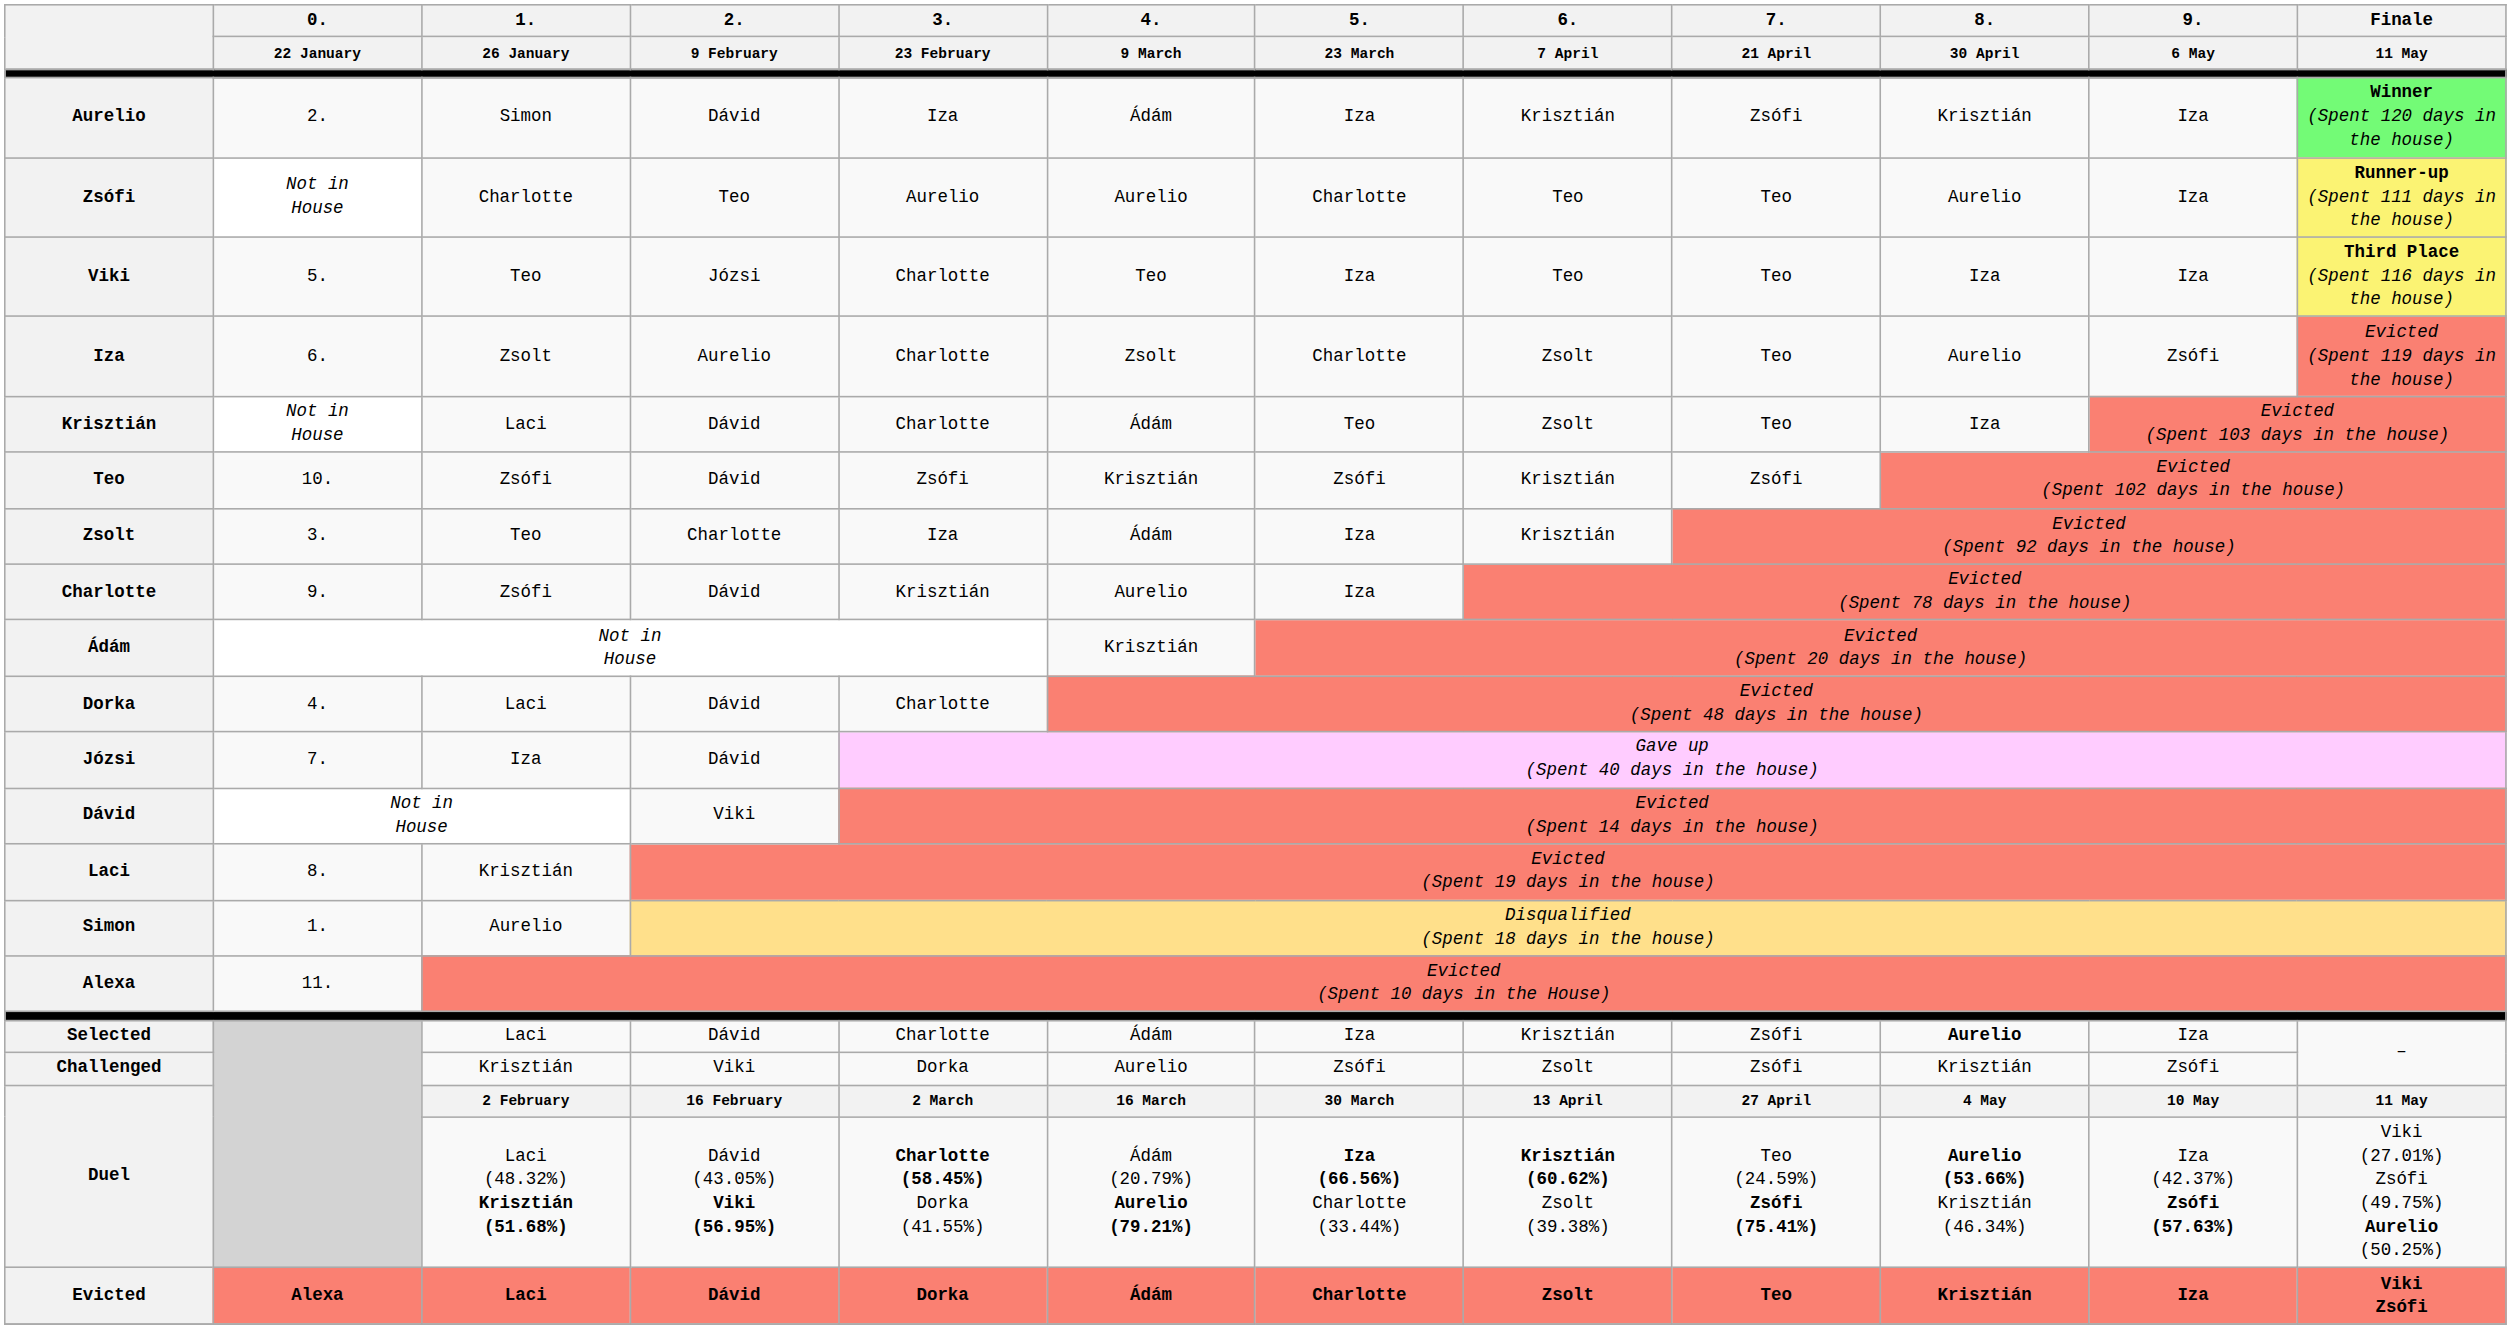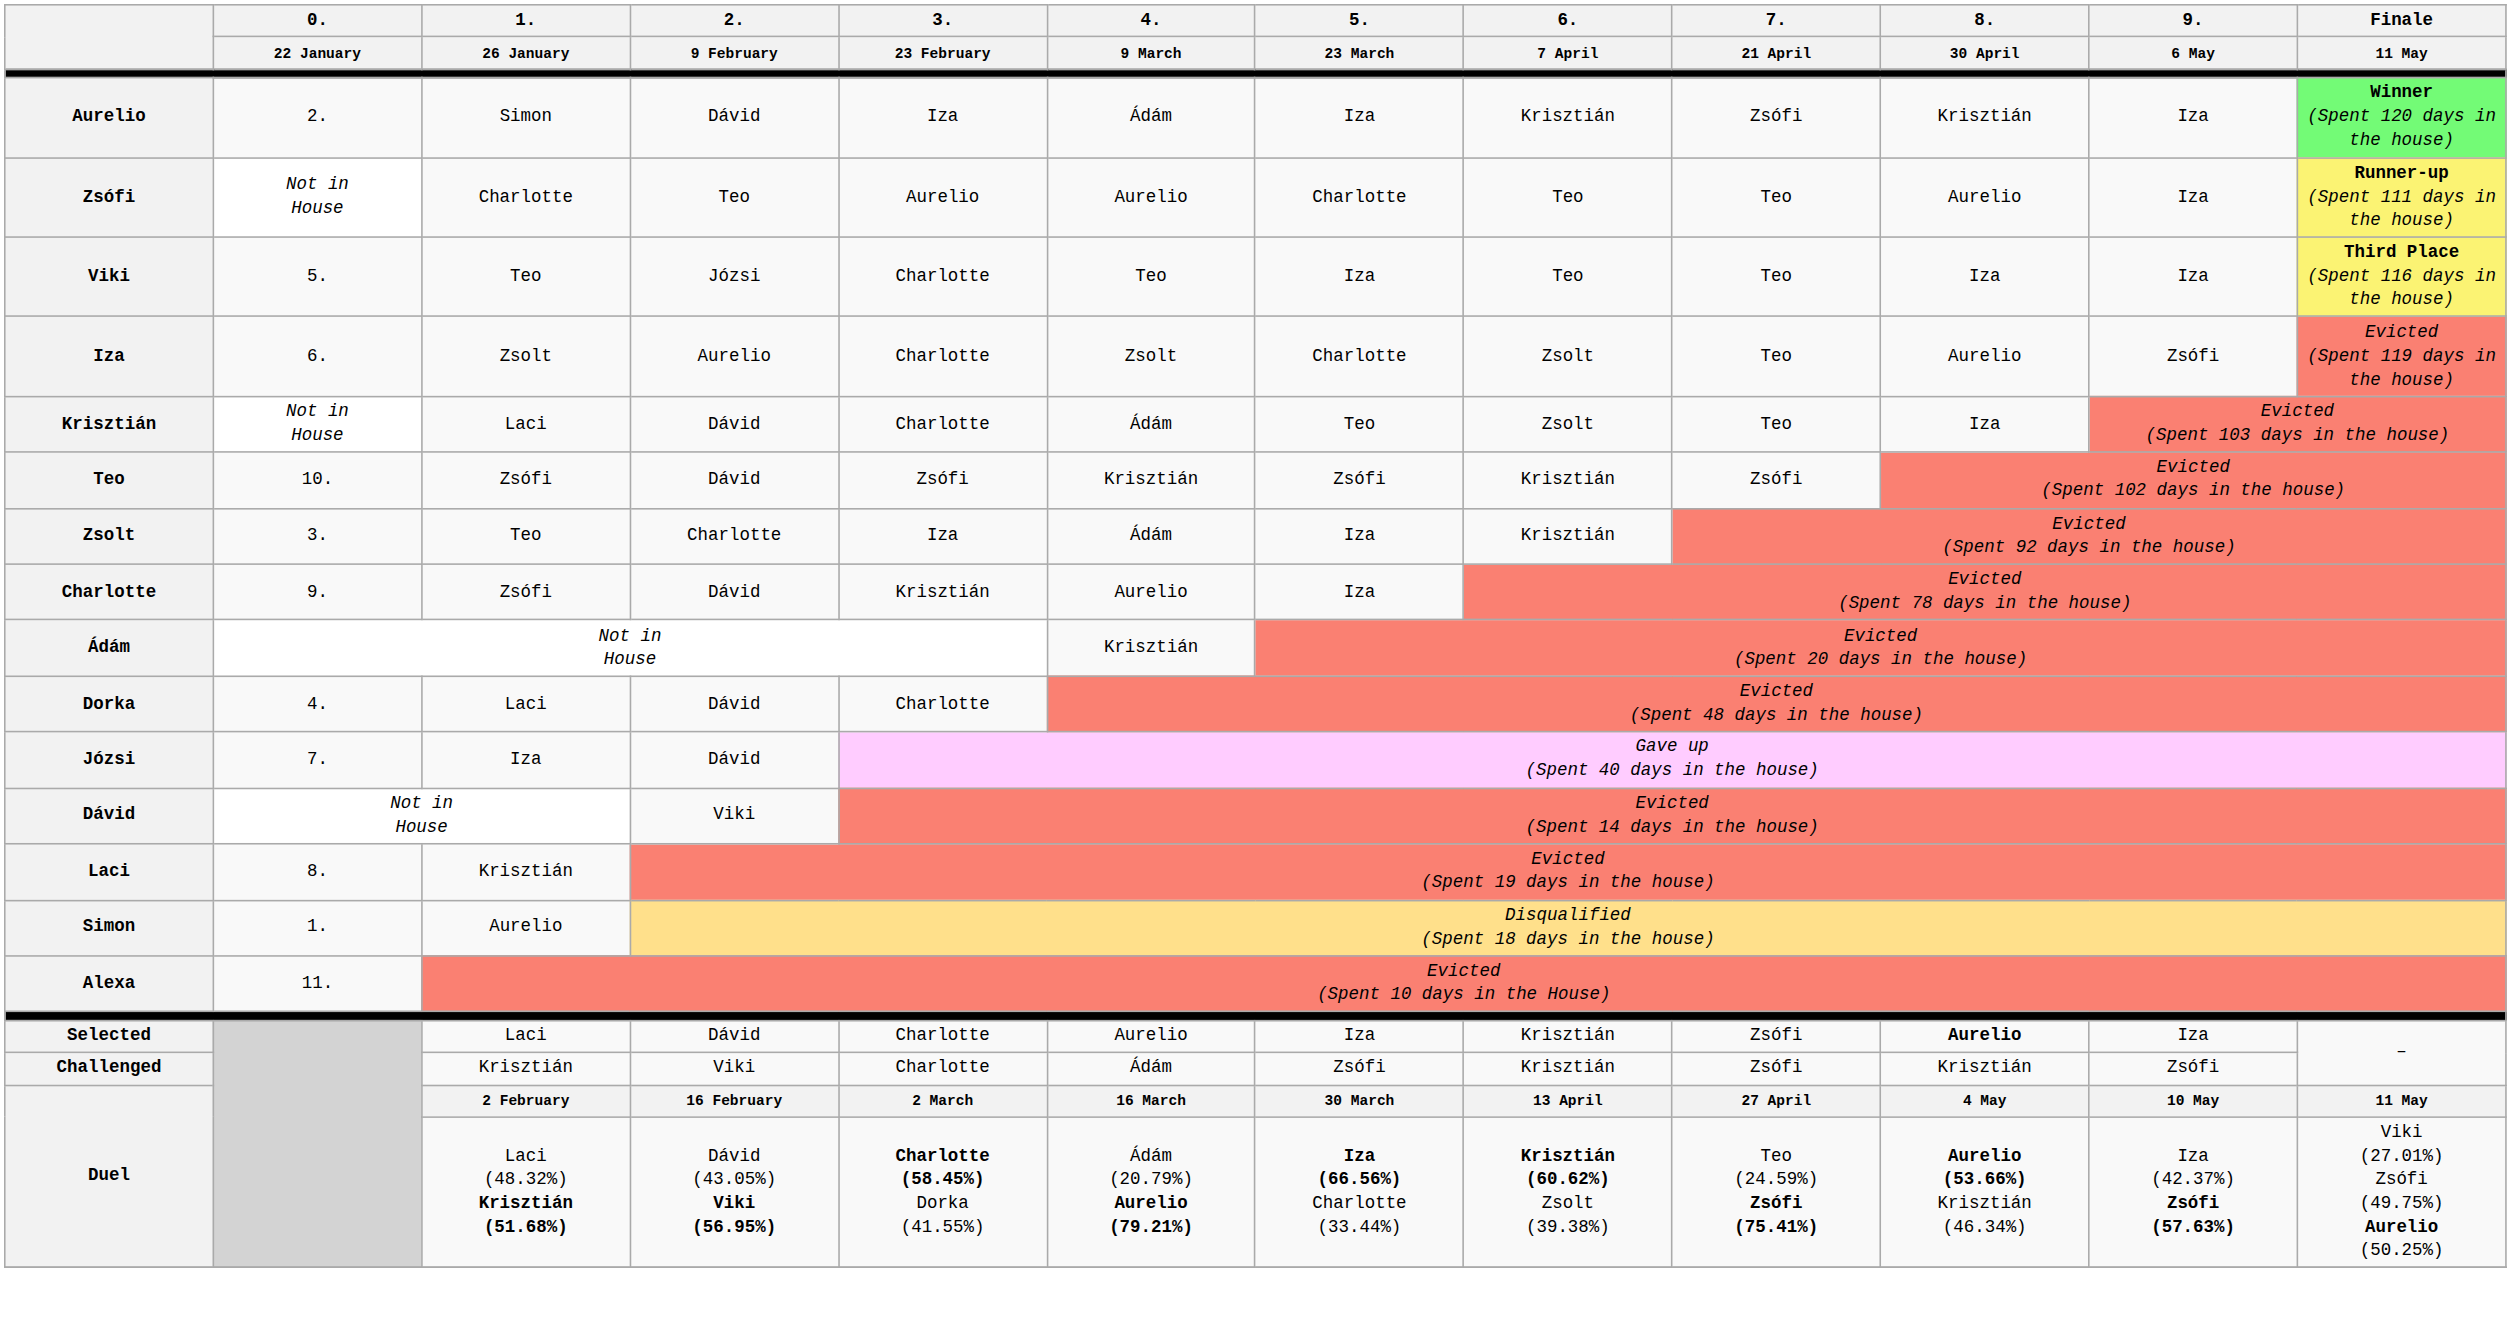(1151, 1036) Ádám -> (1151, 1036) Aurelio
(943, 1068) Dorka -> (943, 1068) Charlotte
(1151, 1068) Aurelio -> (1151, 1068) Ádám
(1568, 1068) Zsolt -> (1568, 1068) Krisztián
- row: (109, 1295)
